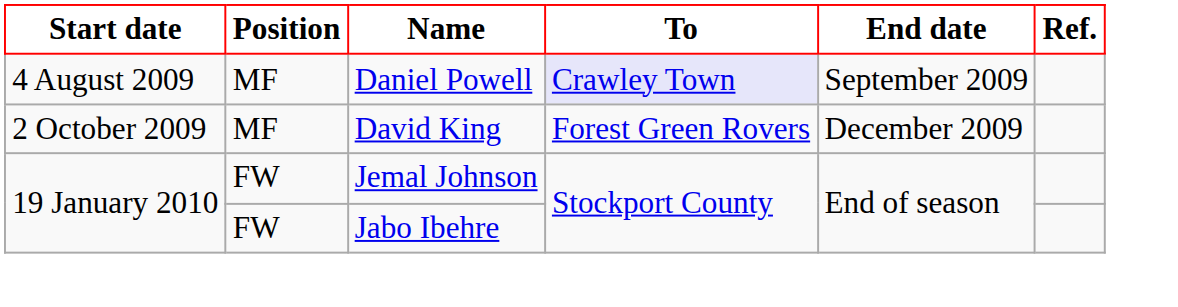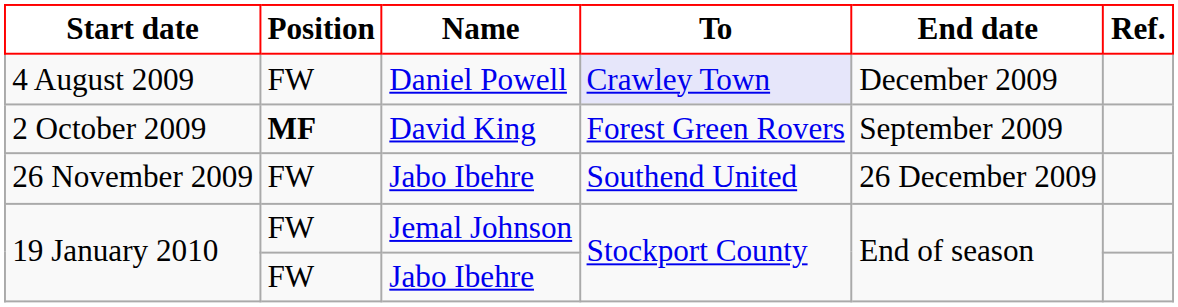(255, 78) MF -> (291, 78) FW
(926, 78) September 2009 -> (958, 78) December 2009
(255, 128) normal -> (292, 128) bold
(924, 128) December 2009 -> (961, 128) September 2009
+ row: (133, 177)
